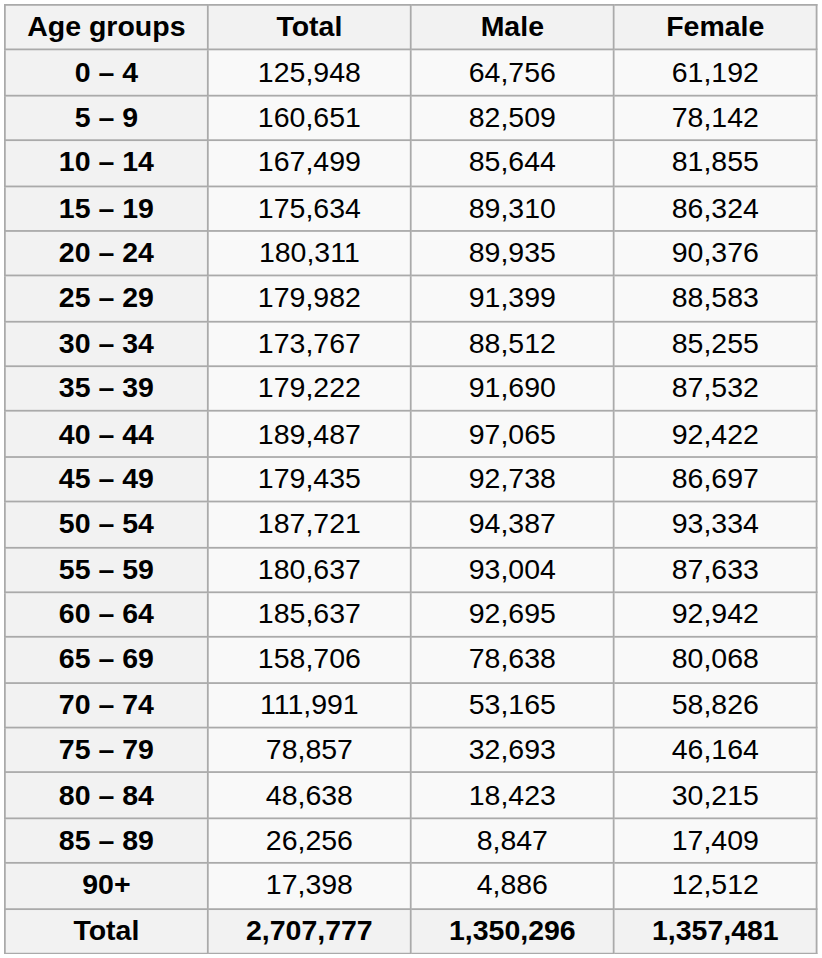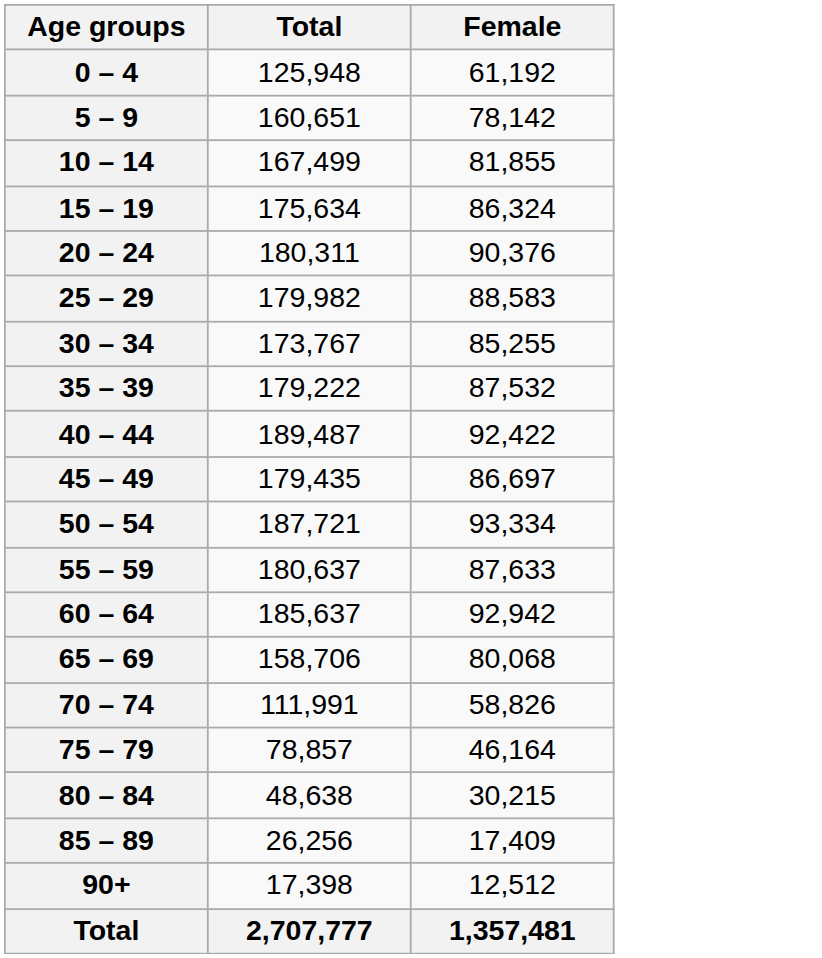- column: (512, 27)
